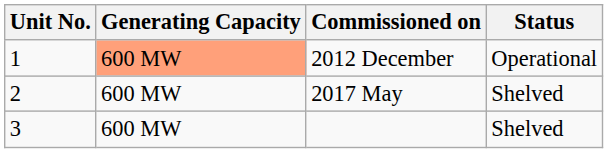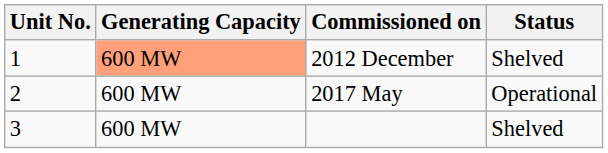(544, 57) Operational -> (527, 57) Shelved
(527, 93) Shelved -> (544, 93) Operational
